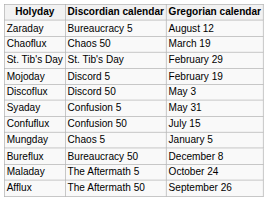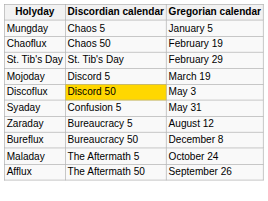rows swapped: (27, 140) <-> (25, 28)
(190, 44) March 19 -> (196, 44) February 19
(196, 76) February 19 -> (190, 76) March 19
(92, 92) no background -> (92, 92) gold background
- row: (28, 124)
